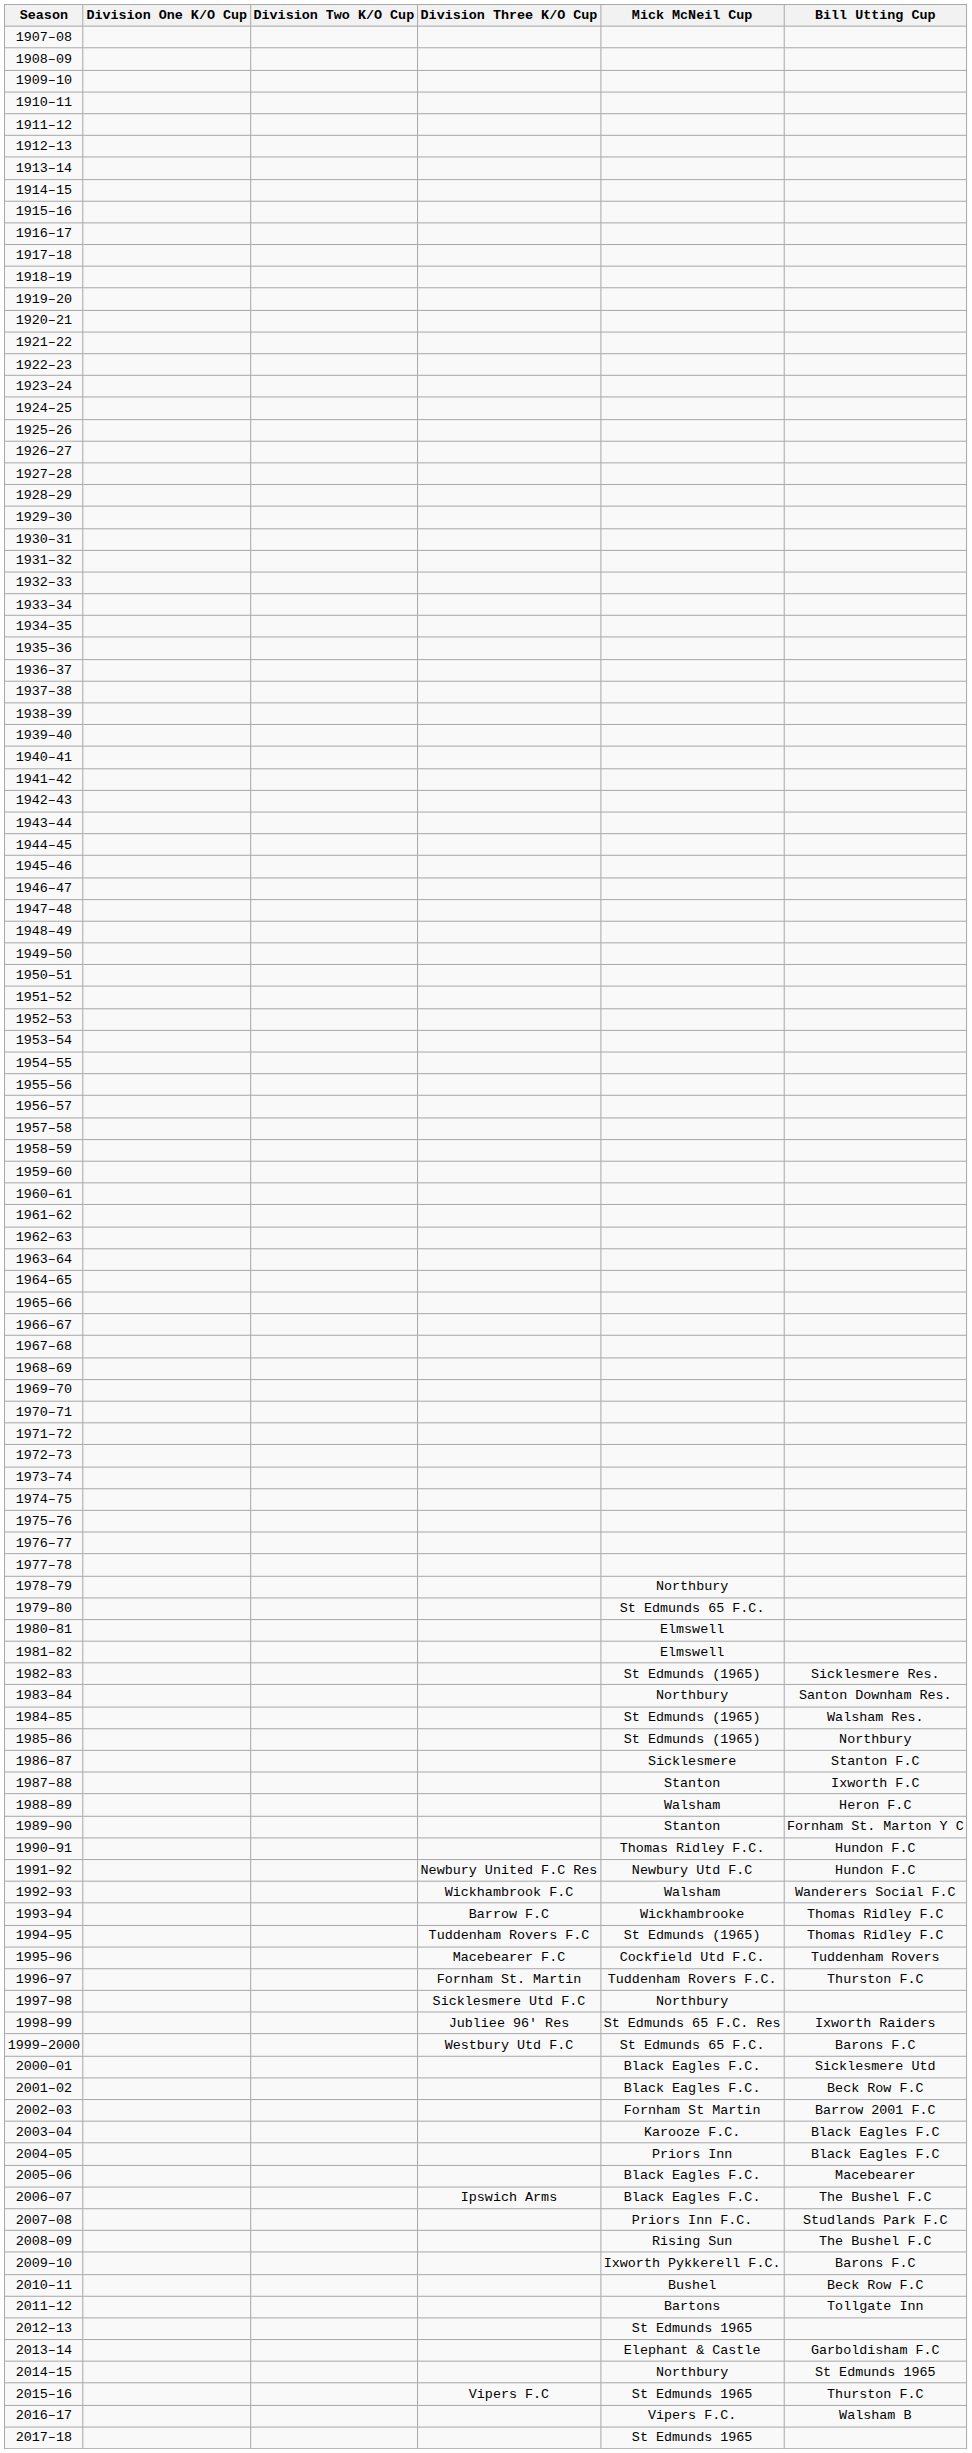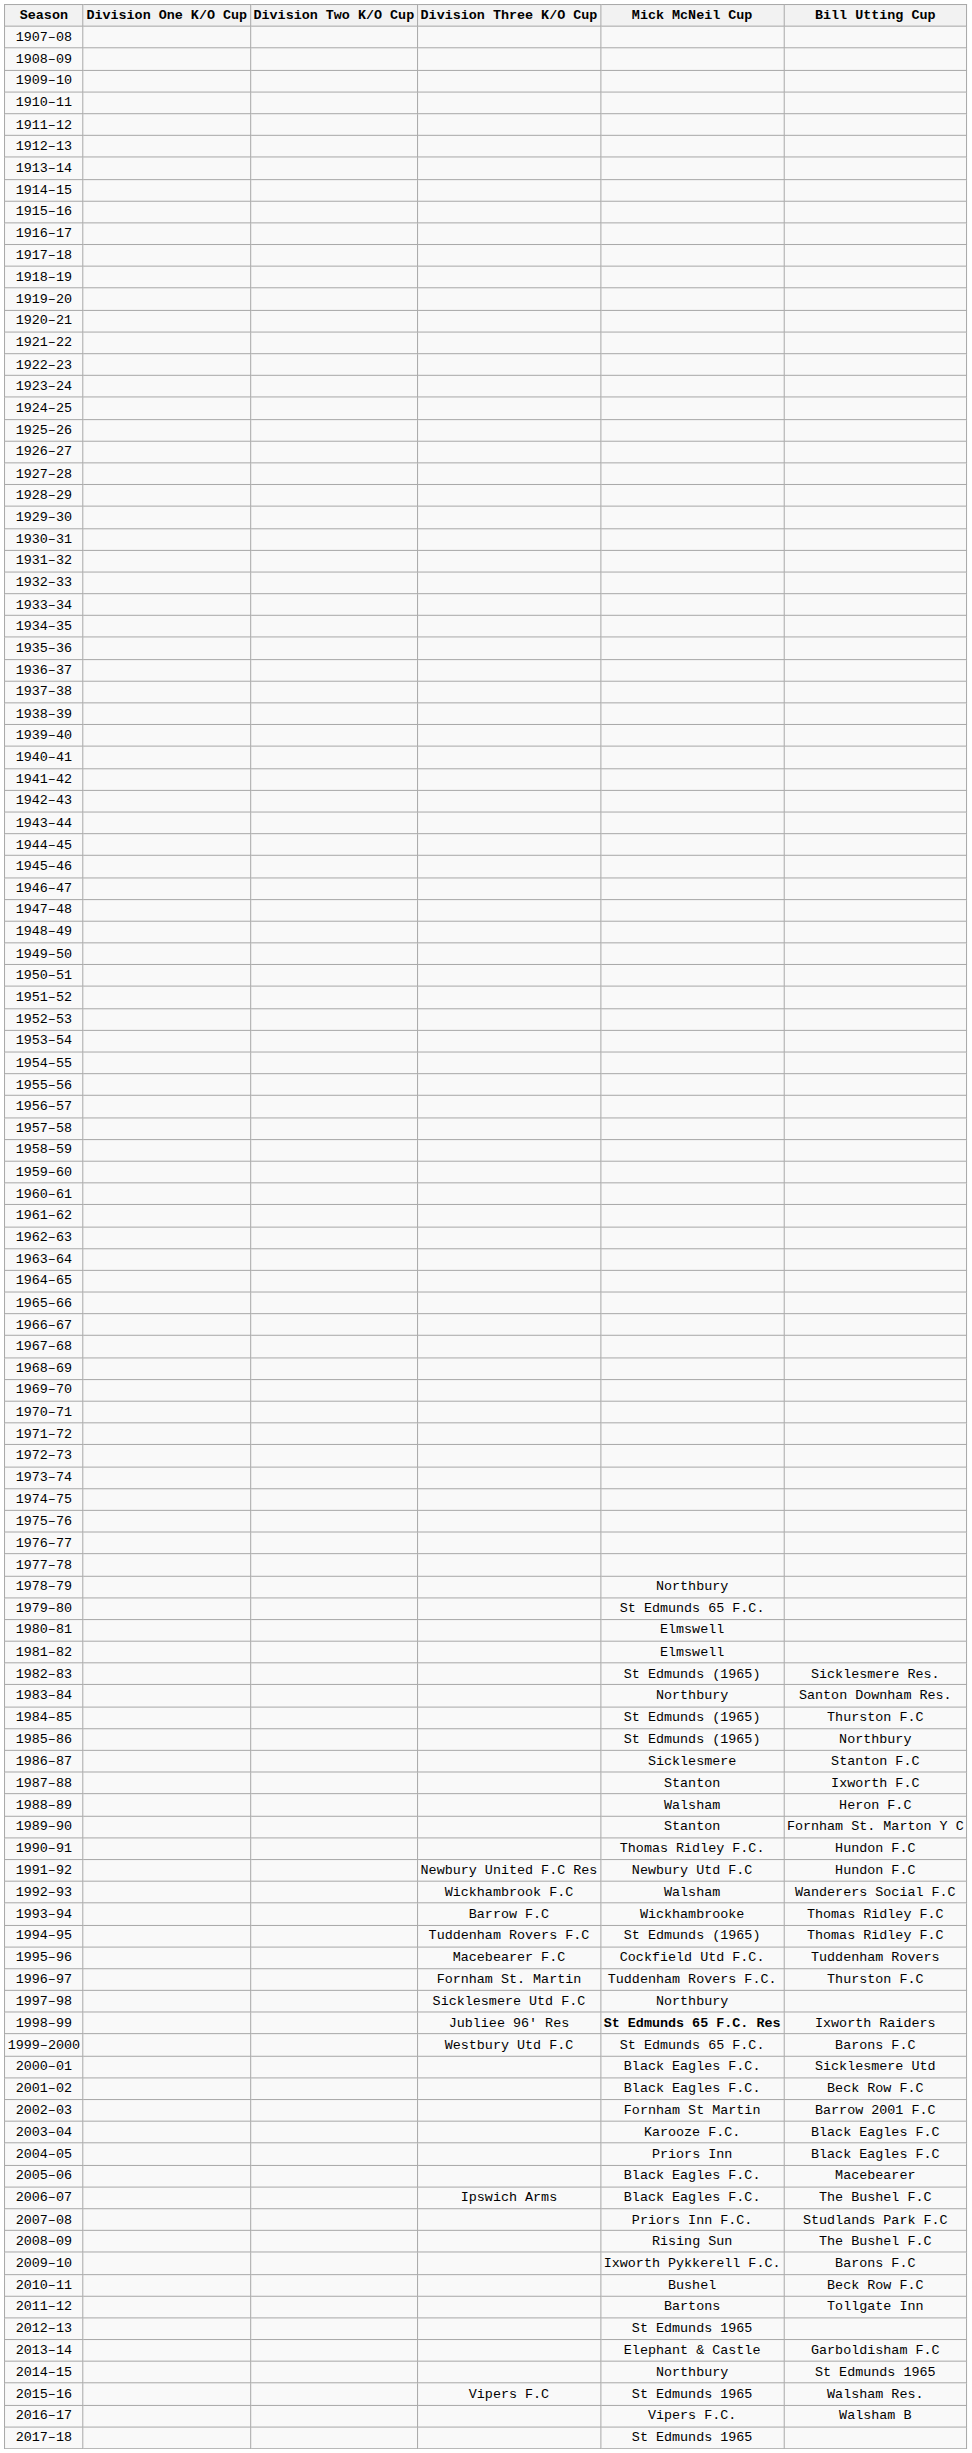(875, 1718) Walsham Res. -> (875, 1718) Thurston F.C
(692, 2023) normal -> (692, 2023) bold
(875, 2394) Thurston F.C -> (875, 2394) Walsham Res.
